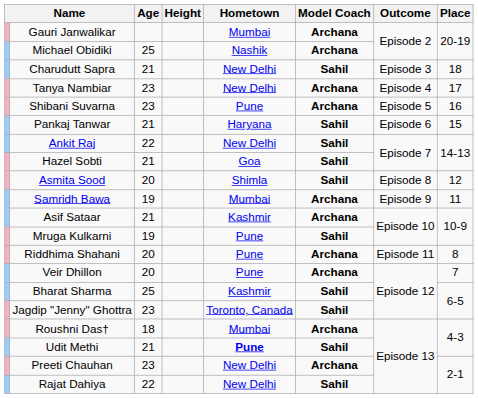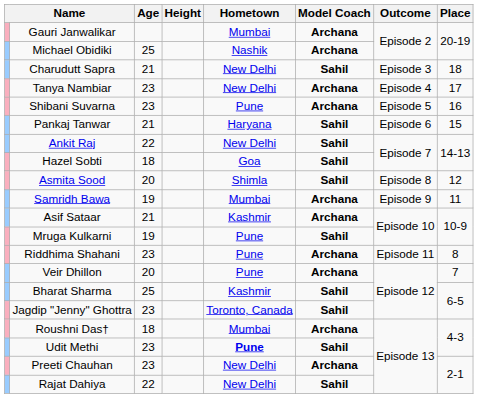(148, 161) 21 -> (148, 161) 18
(148, 254) 20 -> (148, 254) 23
(148, 347) 21 -> (148, 347) 23
